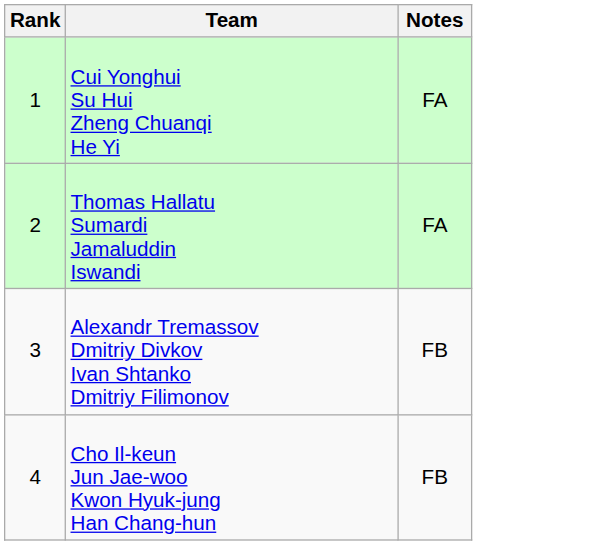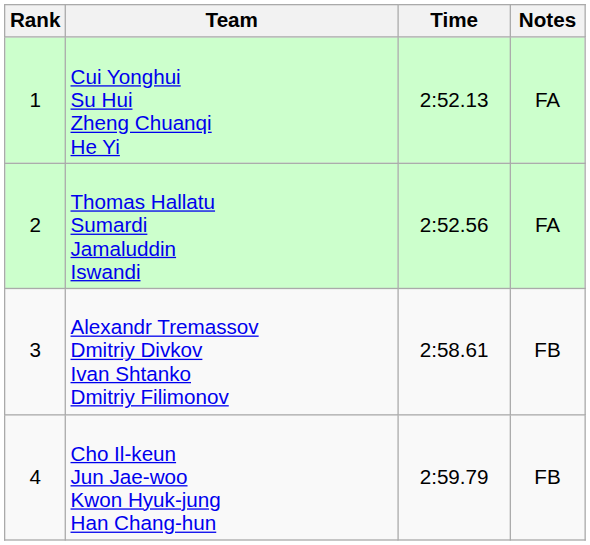+ column: (454, 20)
